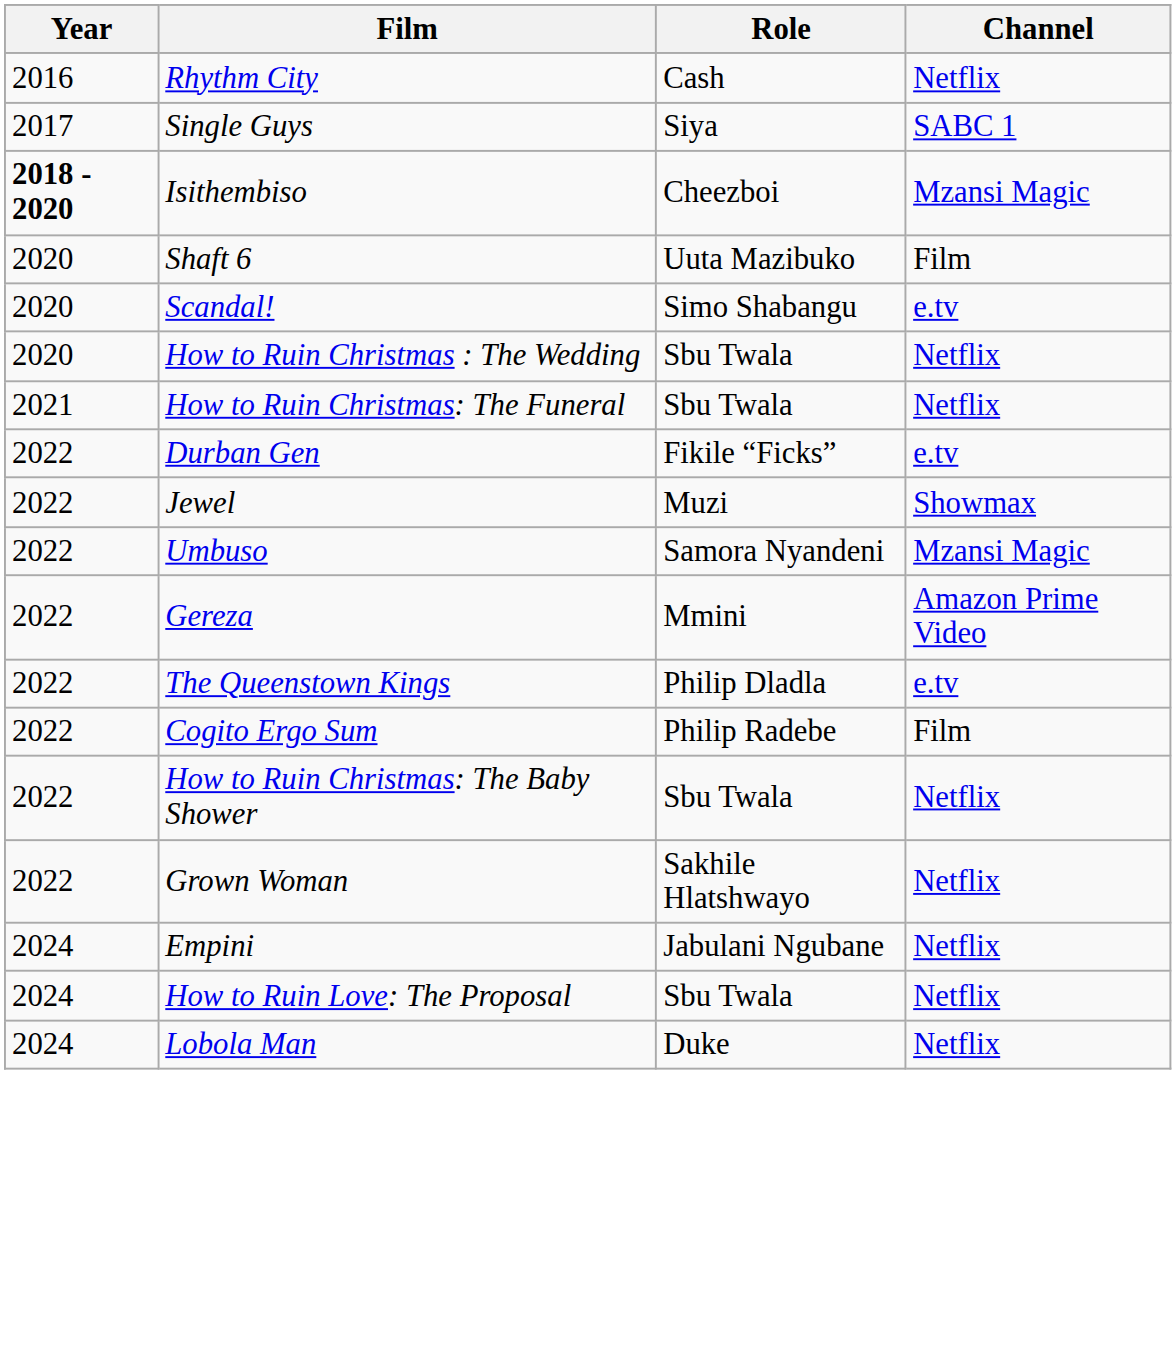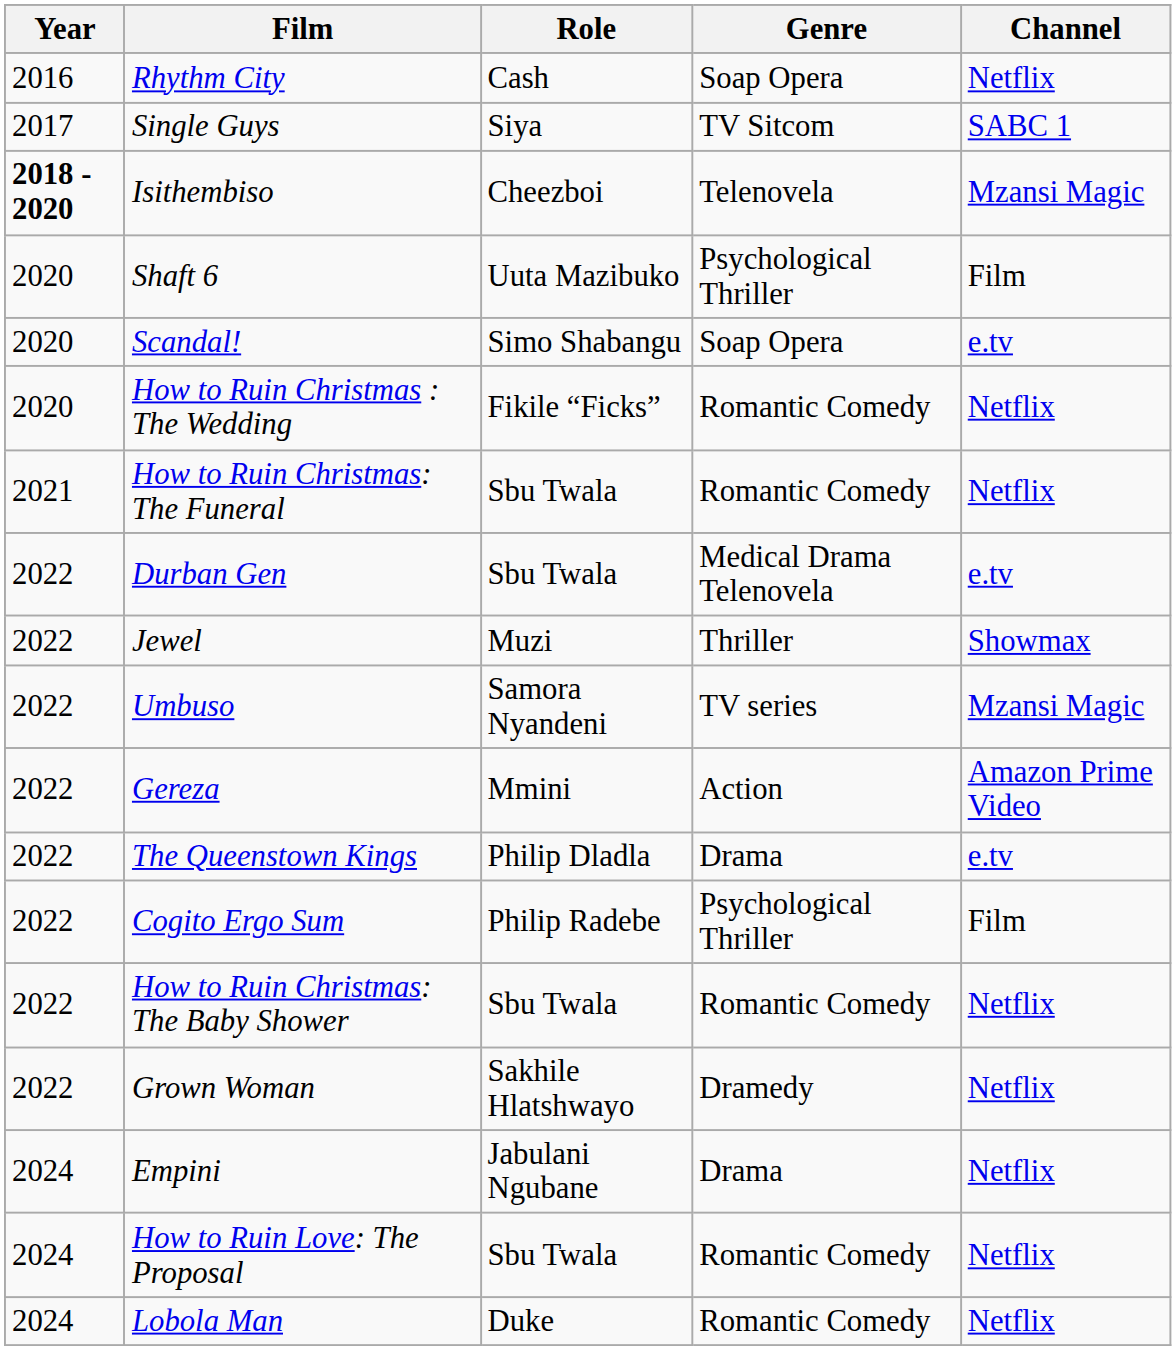+ column: (826, 28)
(728, 355) Sbu Twala -> (574, 407) Fikile “Ficks”
(750, 453) Fikile “Ficks” -> (552, 574) Sbu Twala
